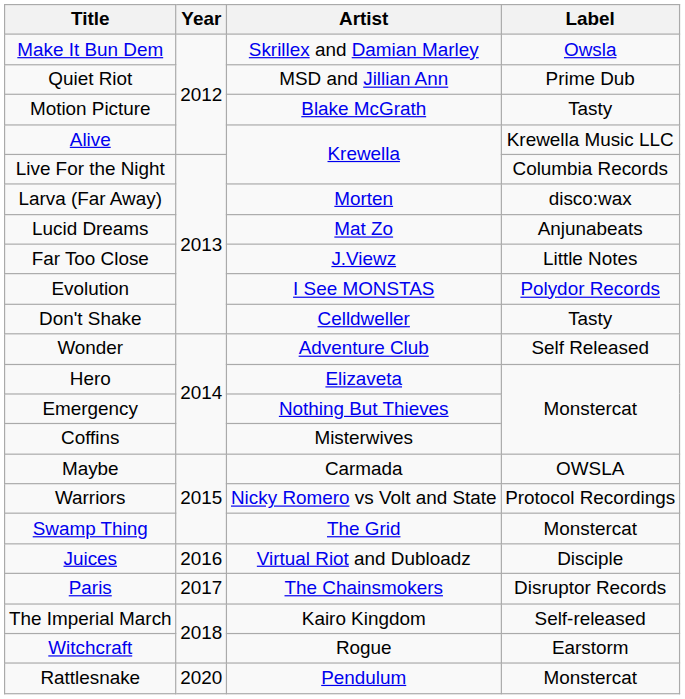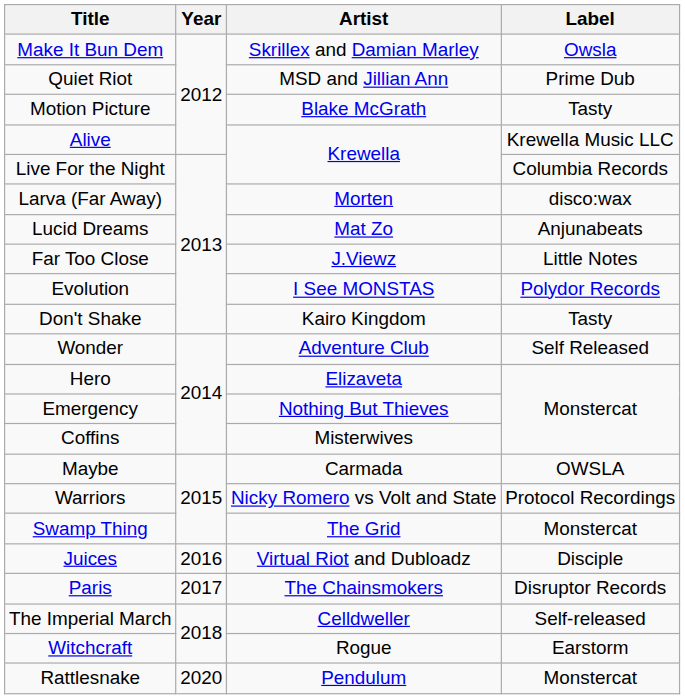(364, 318) Celldweller -> (364, 318) Kairo Kingdom
(364, 618) Kairo Kingdom -> (364, 618) Celldweller
